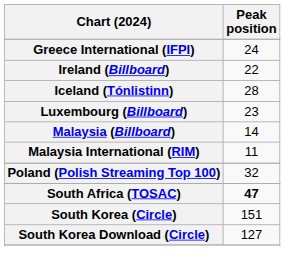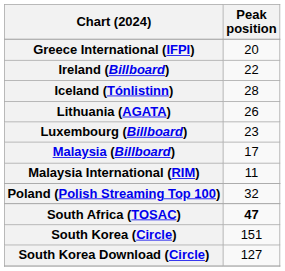(251, 49) 24 -> (251, 49) 20
+ row: (114, 111)
(251, 132) 14 -> (251, 152) 17
